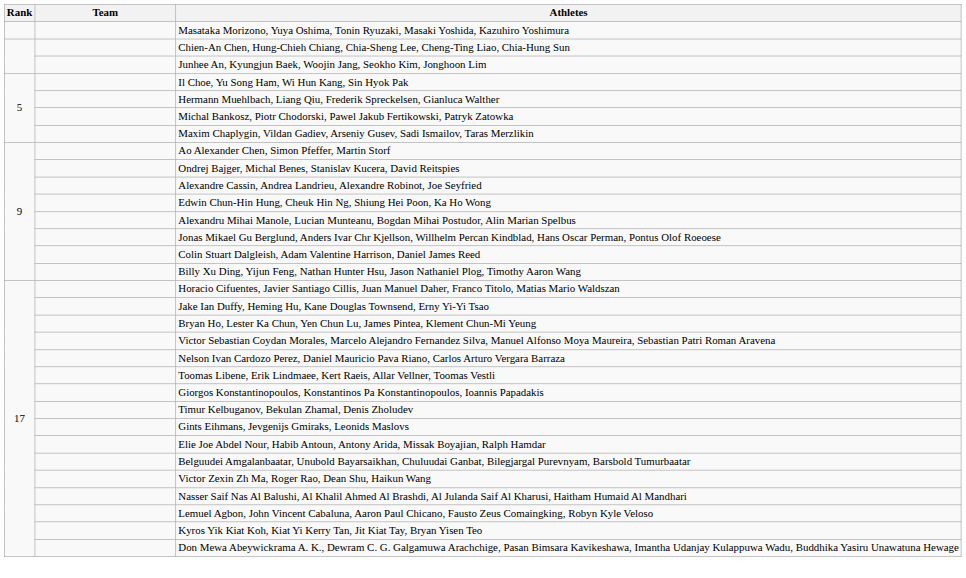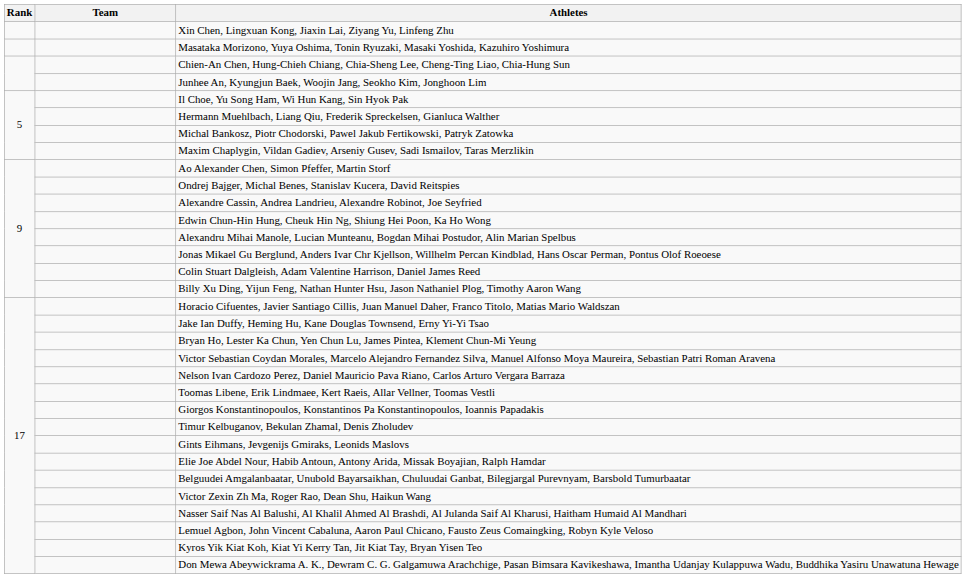+ row: (316, 30)
